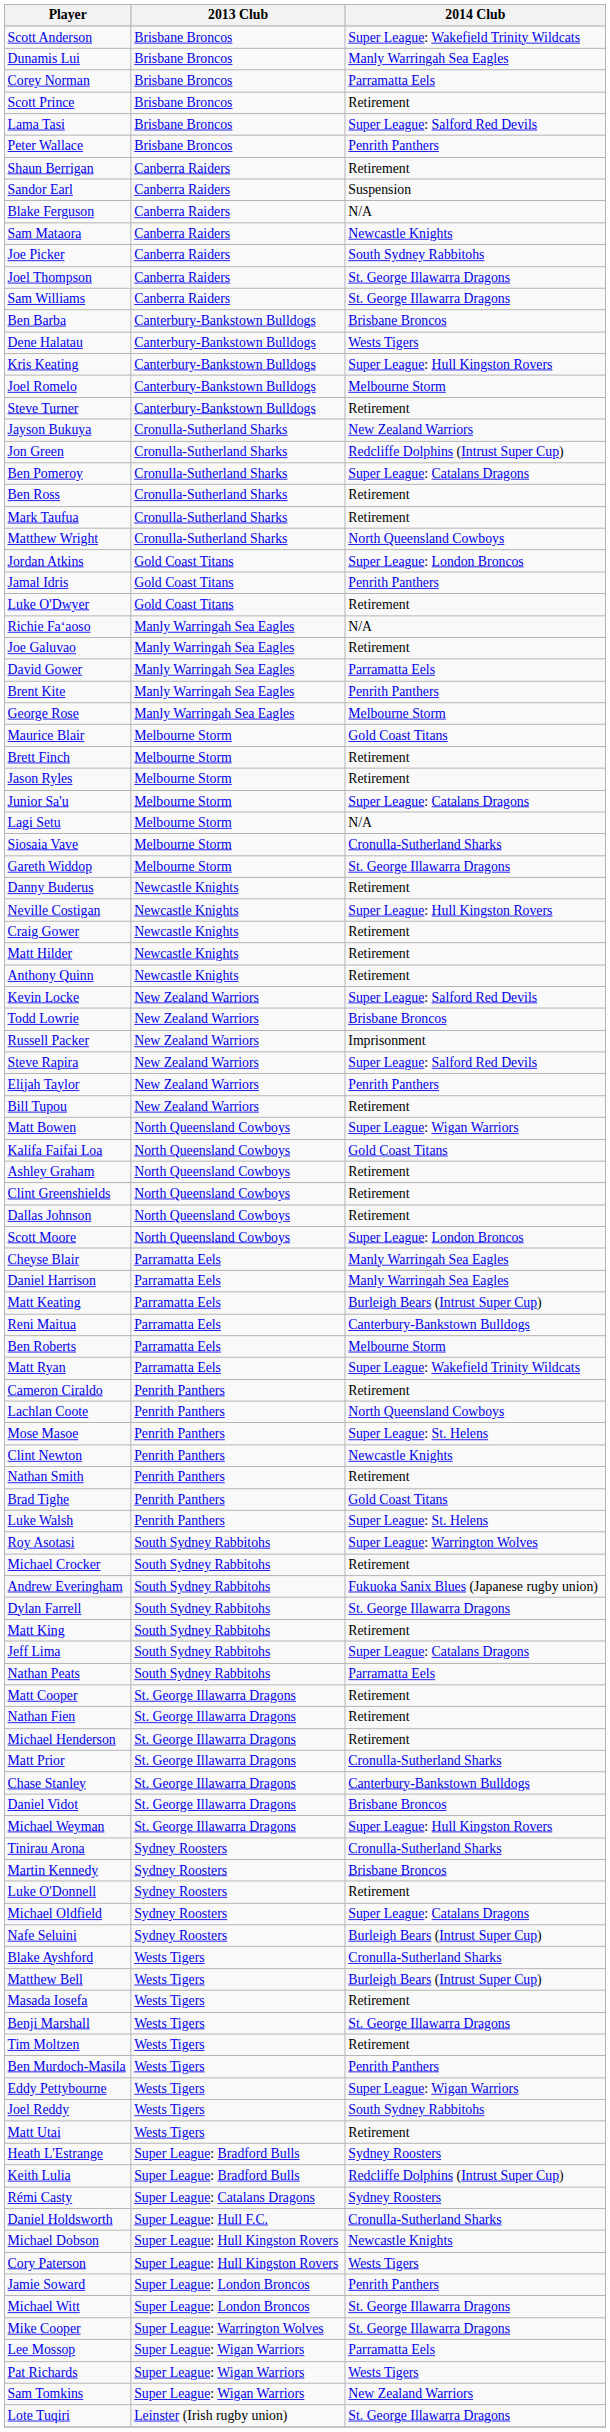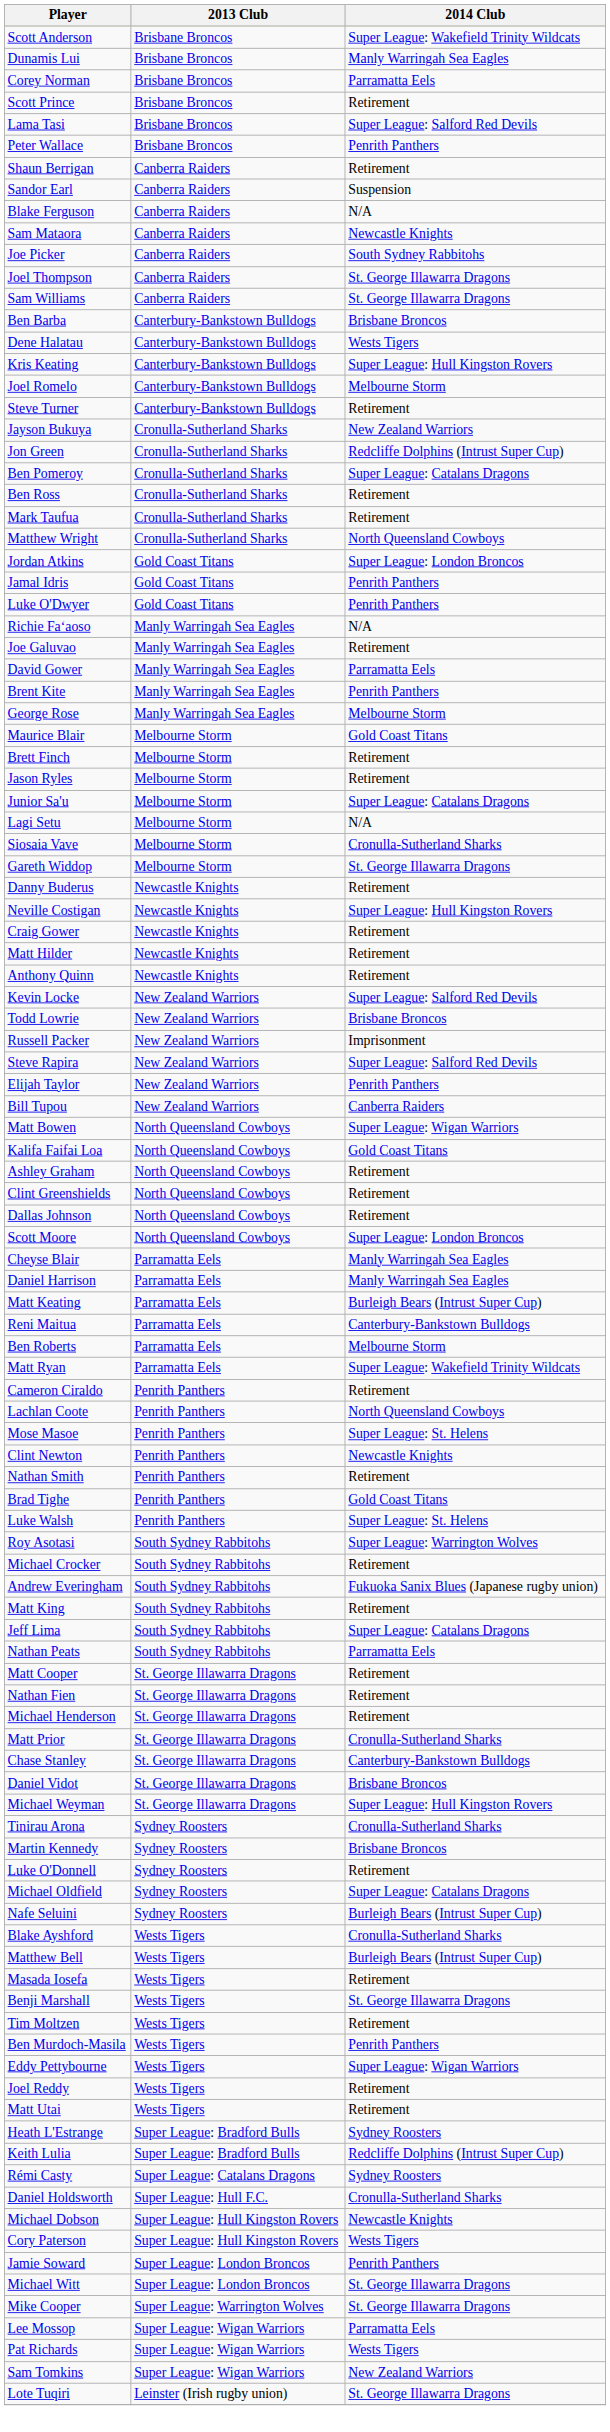(379, 604) Retirement -> (394, 604) Penrith Panthers
(379, 1106) Retirement -> (396, 1106) Canberra Raiders
- row: (44, 1608)
(416, 2110) South Sydney Rabbitohs -> (379, 2088) Retirement
